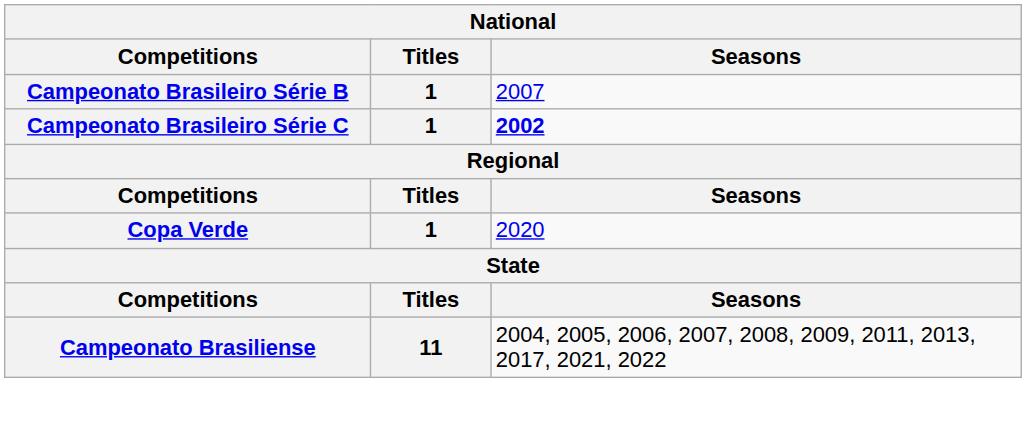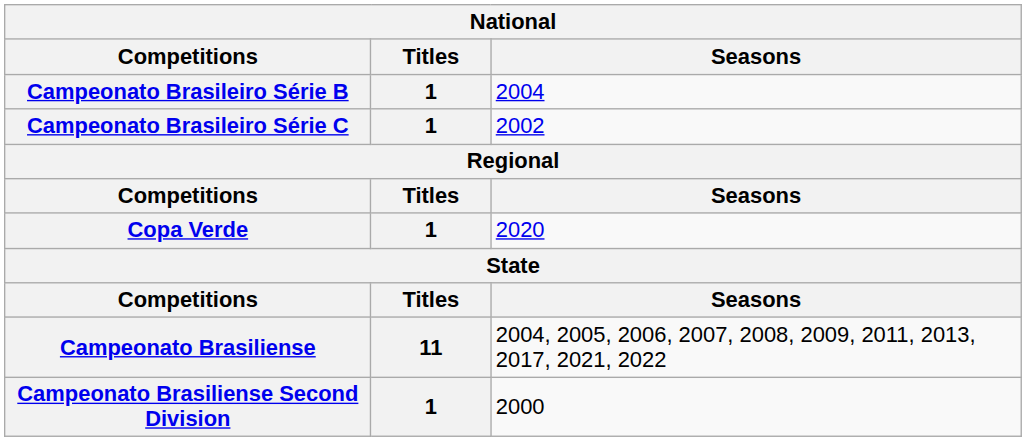(520, 91) 2007 -> (520, 91) 2004
(520, 126) bold -> (520, 126) normal
+ row: (188, 406)
